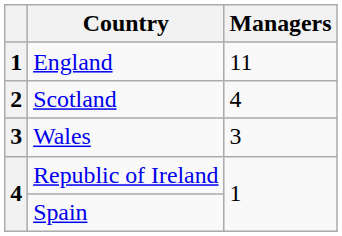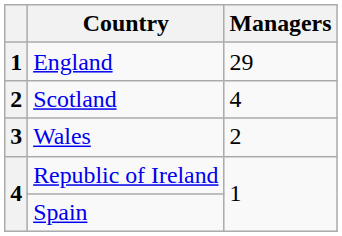(241, 61) 11 -> (241, 61) 29
(235, 136) 3 -> (235, 136) 2
